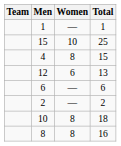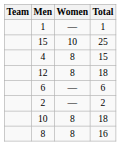(72, 73) 6 -> (72, 73) 8
(103, 73) 13 -> (103, 73) 18
